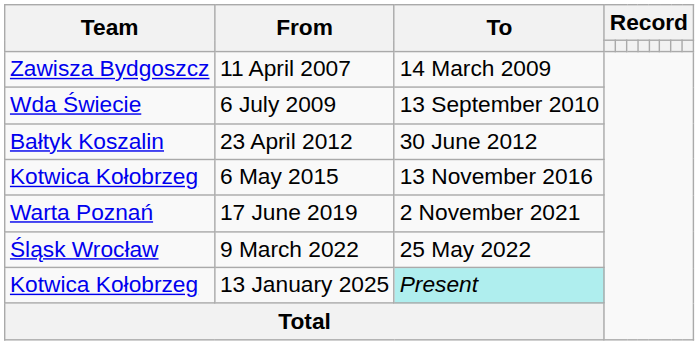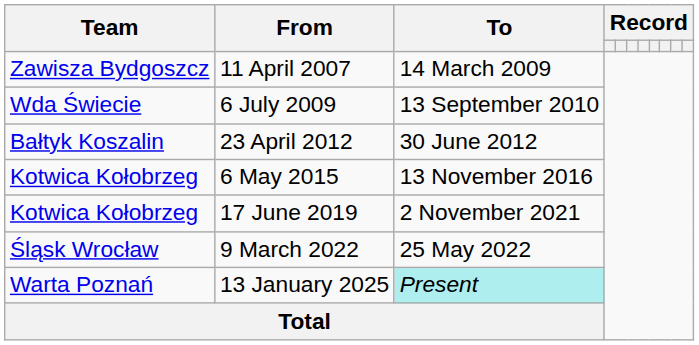(82, 213) Warta Poznań -> (104, 213) Kotwica Kołobrzeg
(104, 285) Kotwica Kołobrzeg -> (82, 285) Warta Poznań
